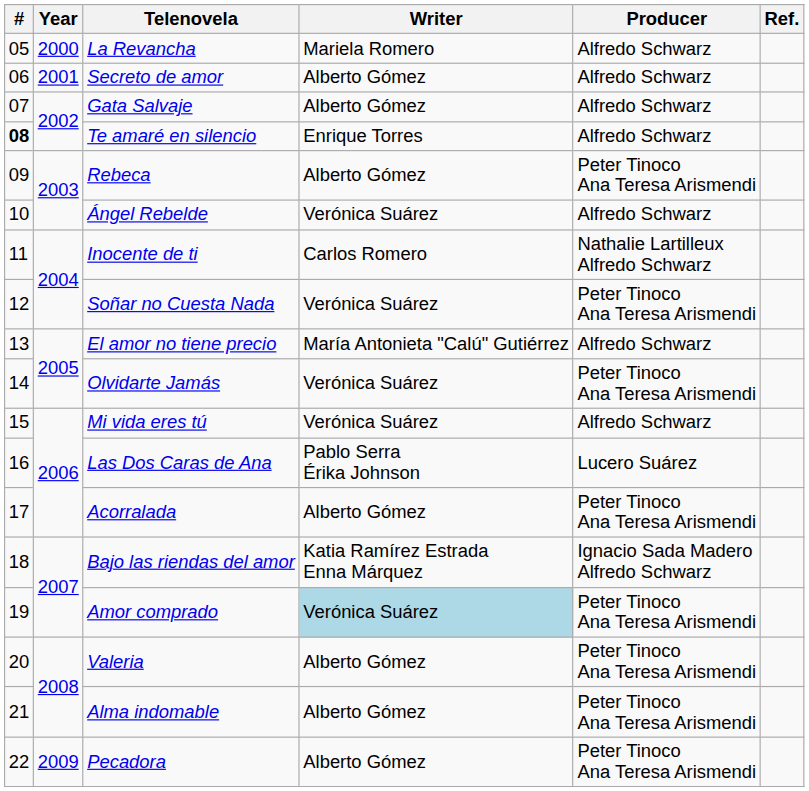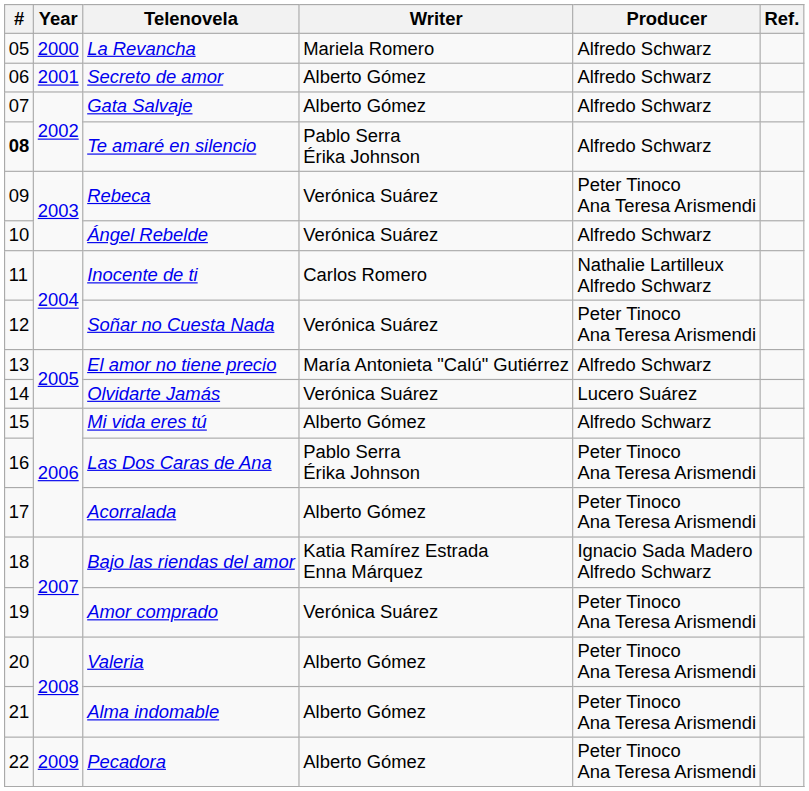(363, 135) Enrique Torres -> (362, 146) Pablo Serra Érika Johnson
(365, 175) Alberto Gómez -> (371, 196) Verónica Suárez
(667, 383) Peter Tinoco Ana Teresa Arismendi -> (637, 393) Lucero Suárez
(371, 422) Verónica Suárez -> (365, 422) Alberto Gómez
(637, 462) Lucero Suárez -> (667, 462) Peter Tinoco Ana Teresa Arismendi
(371, 612) lightblue background -> (371, 612) no background
